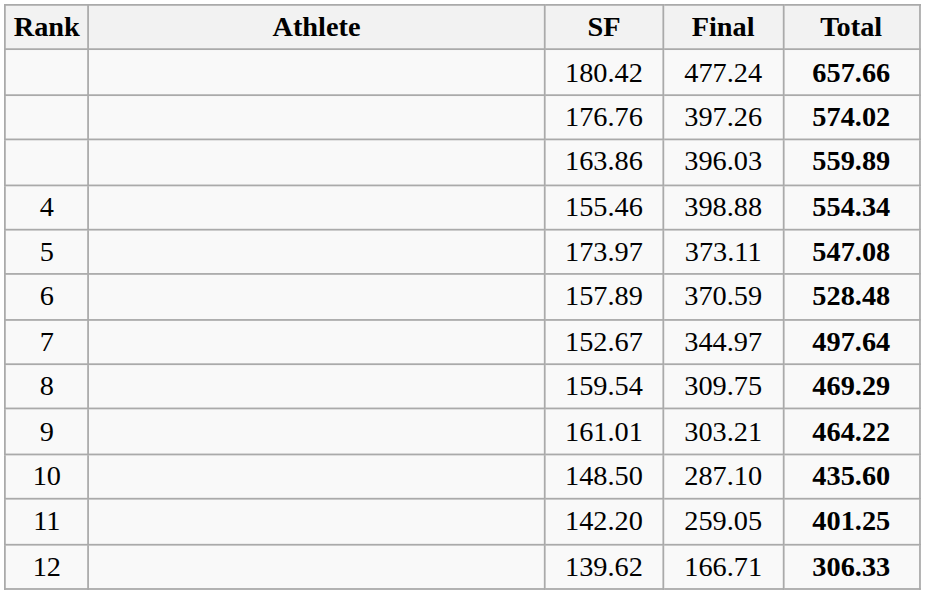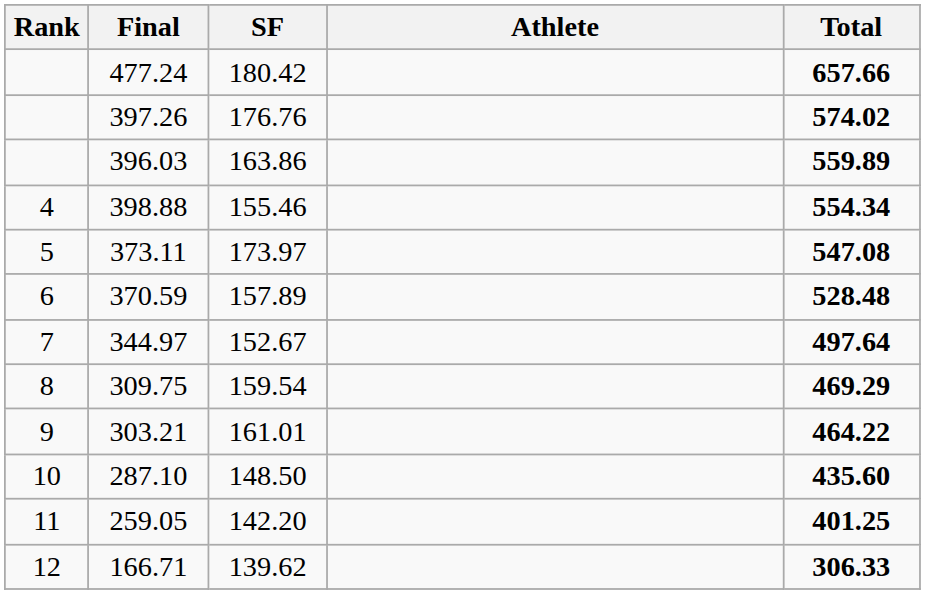columns swapped: (317, 26) <-> (723, 26)
